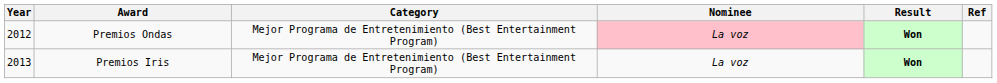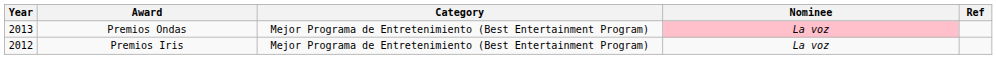- column: (913, 13)
(19, 35) 2012 -> (21, 29) 2013
(19, 63) 2013 -> (21, 46) 2012
